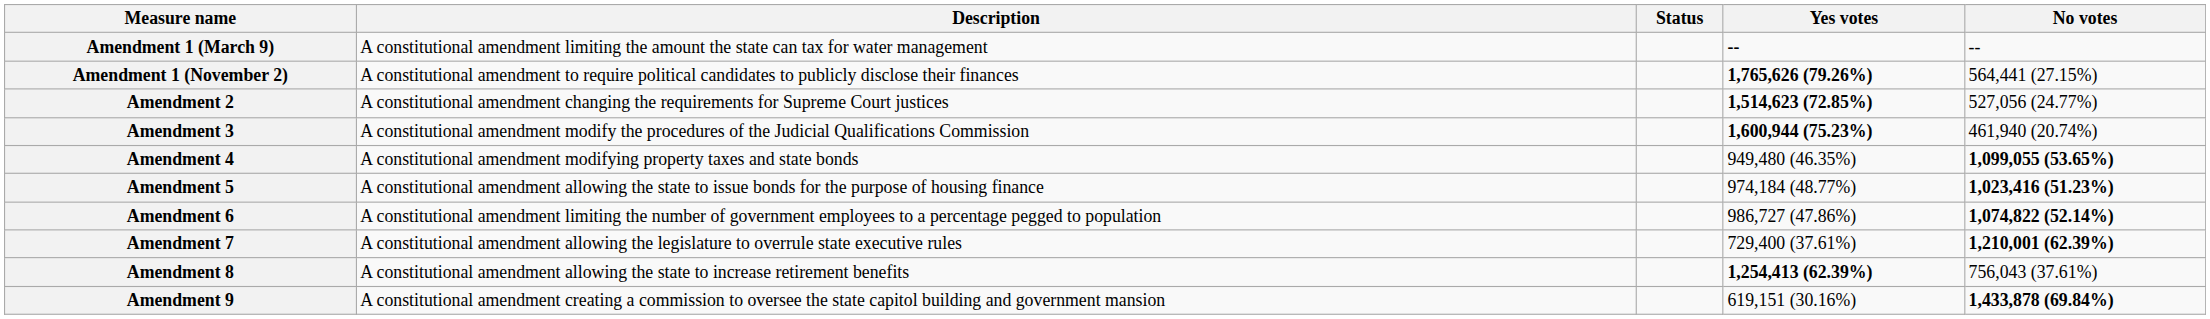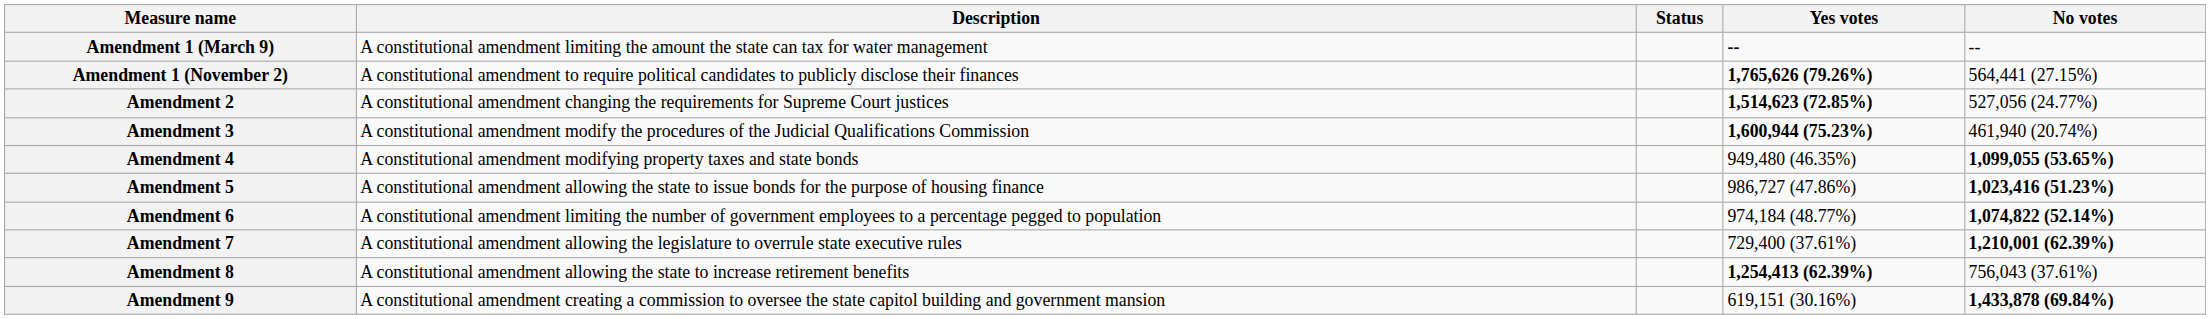(1792, 187) 974,184 (48.77%) -> (1792, 187) 986,727 (47.86%)
(1792, 215) 986,727 (47.86%) -> (1792, 215) 974,184 (48.77%)
